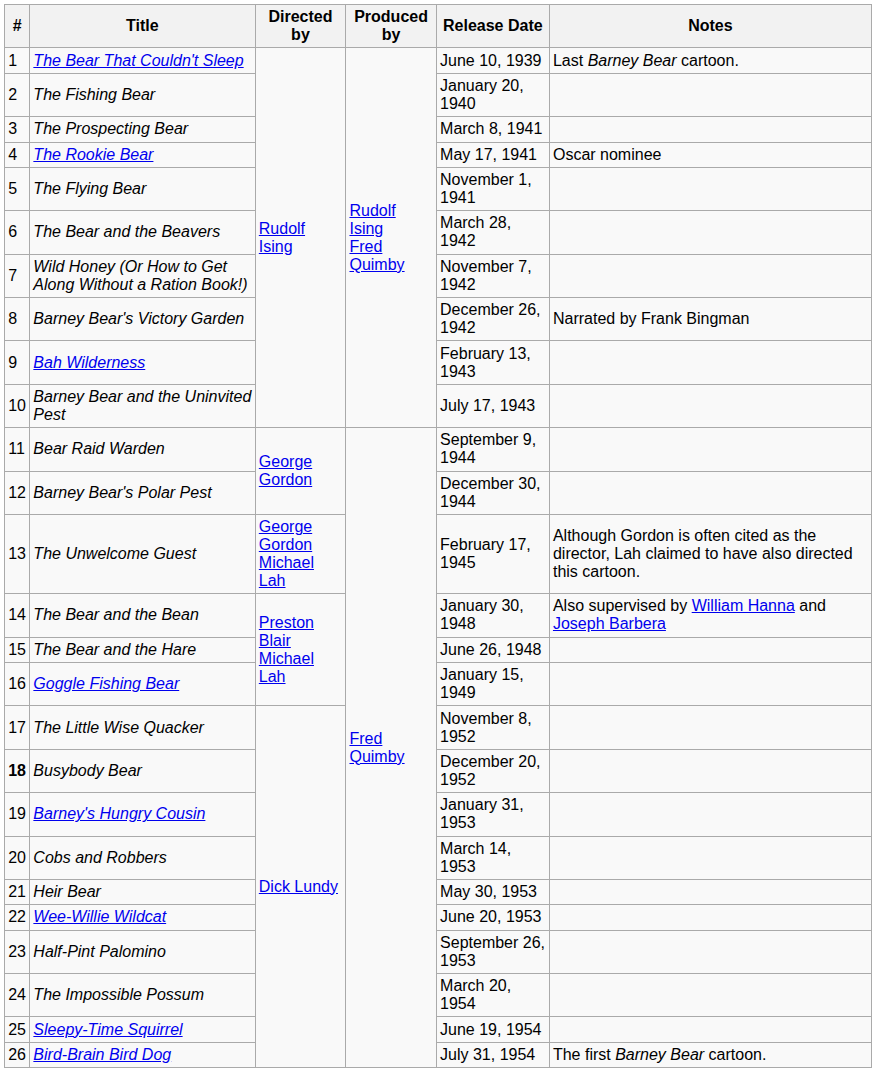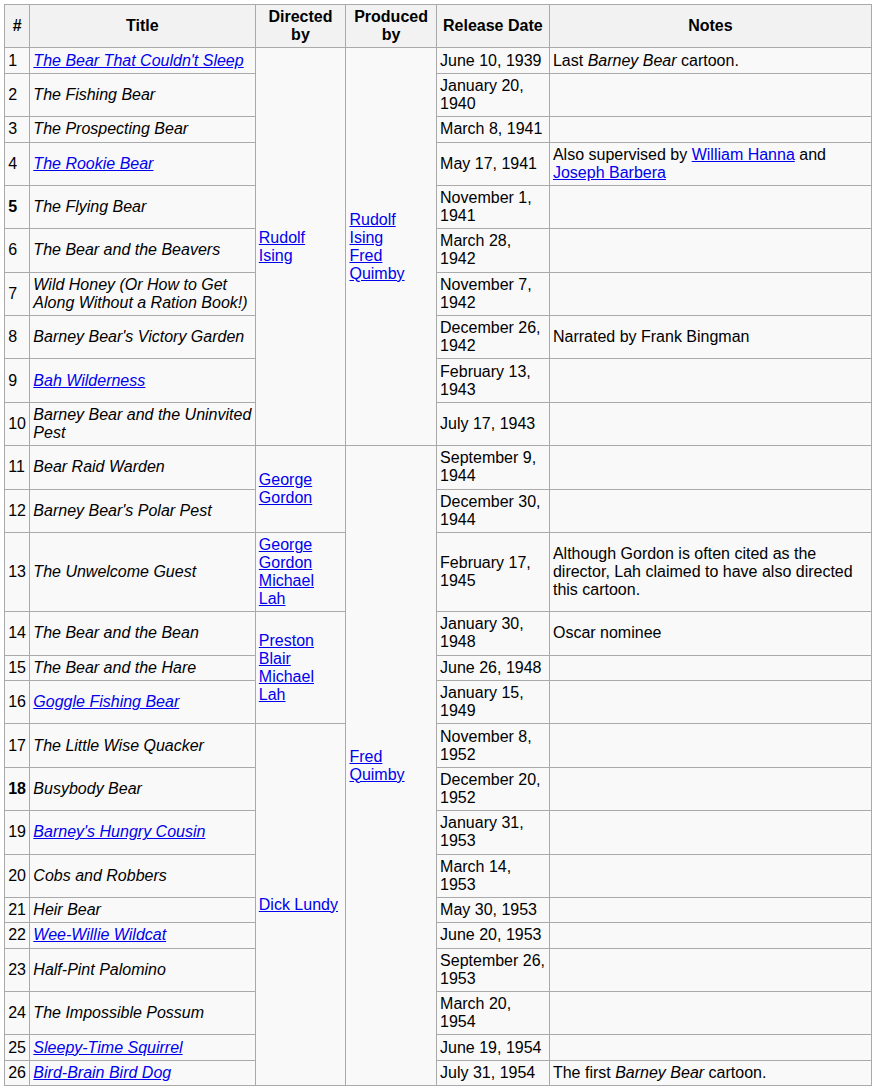(607, 154) Oscar nominee -> (689, 163) Also supervised by William Hanna and Joseph Barbera
(13, 189) normal -> (13, 207) bold
(689, 615) Also supervised by William Hanna and Joseph Barbera -> (607, 633) Oscar nominee
